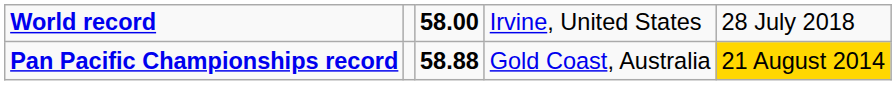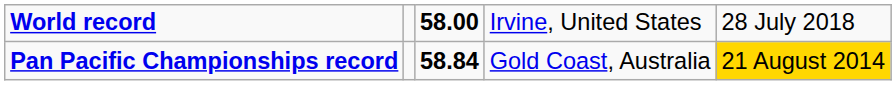(449, 60) 58.88 -> (449, 60) 58.84
